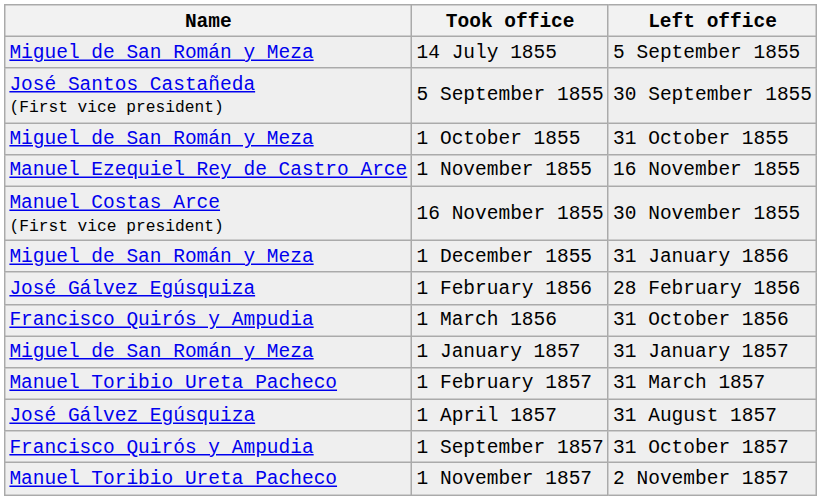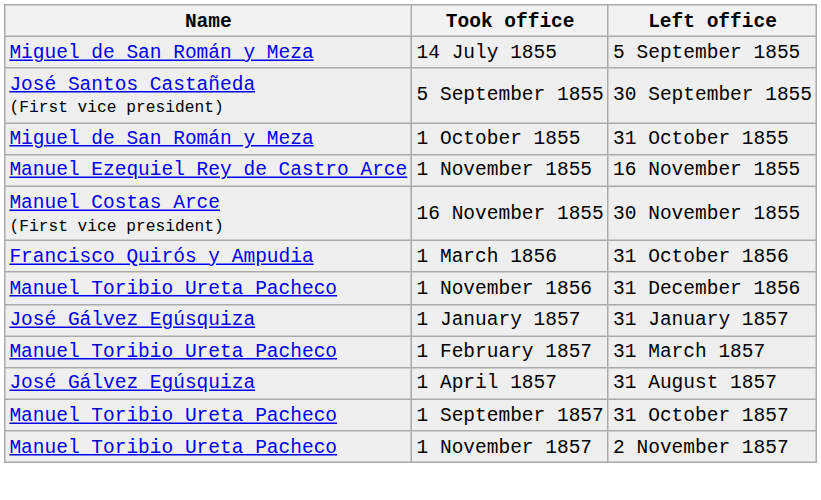- row: (504, 256)
- row: (504, 288)
+ row: (504, 288)
(162, 352) Miguel de San Román y Meza -> (132, 320) José Gálvez Egúsquiza
(162, 447) Francisco Quirós y Ampudia -> (173, 415) Manuel Toribio Ureta Pacheco
